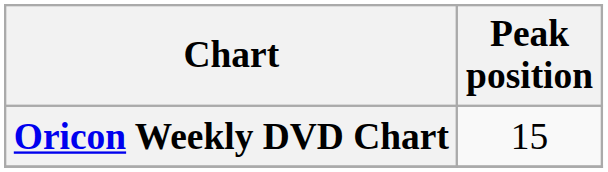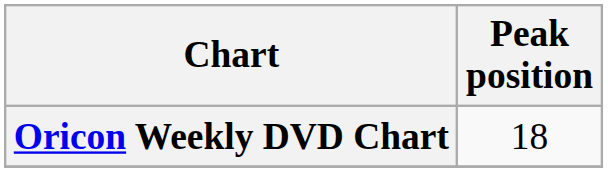(530, 135) 15 -> (530, 135) 18
